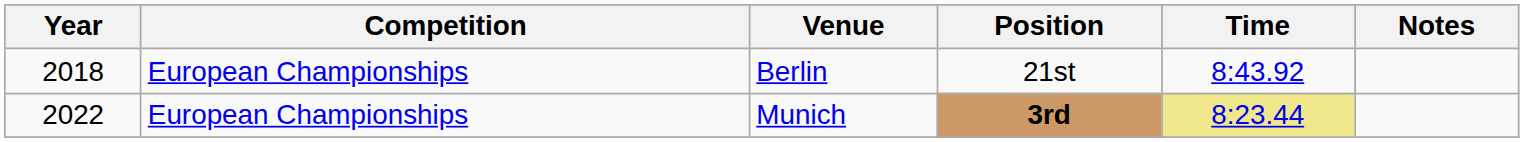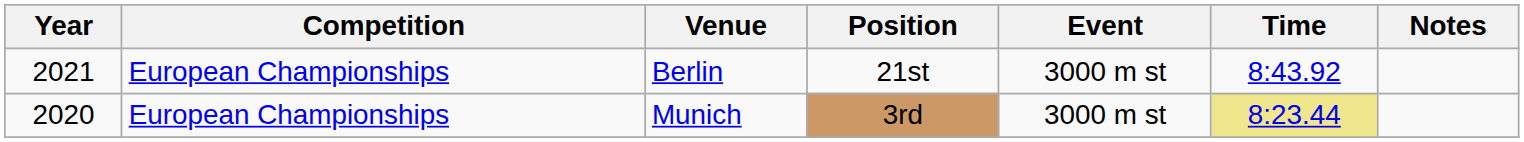+ column: (1105, 26)
(73, 70) 2018 -> (64, 70) 2021
(73, 114) 2022 -> (64, 114) 2020
(1049, 114) bold -> (903, 114) normal
